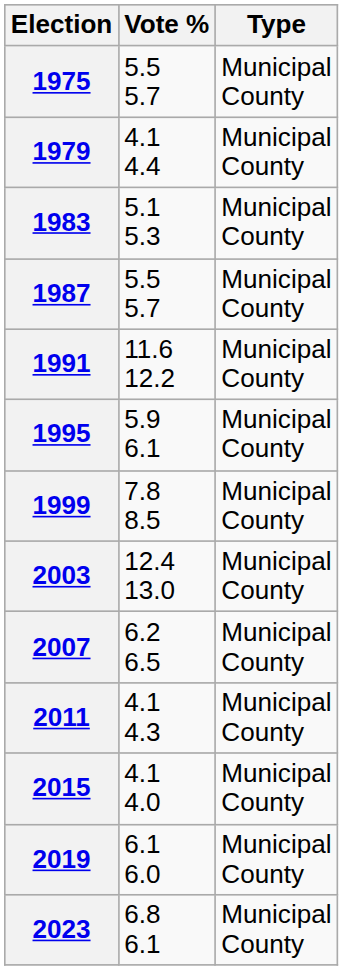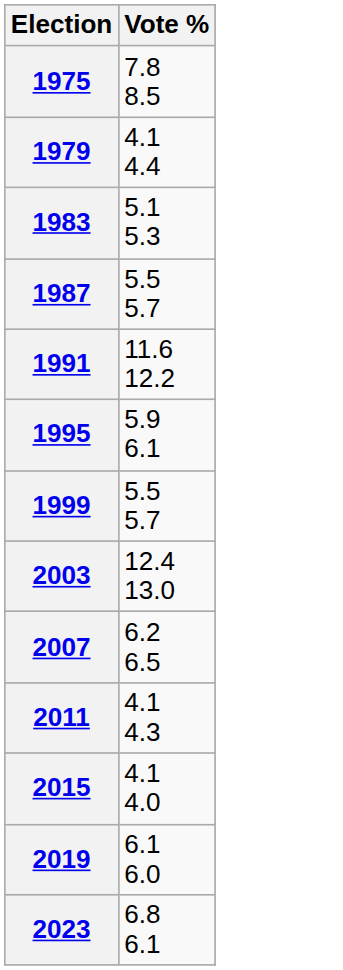- column: (276, 25)
(142, 81) 5.5 5.7 -> (142, 81) 7.8 8.5
(142, 505) 7.8 8.5 -> (142, 505) 5.5 5.7
